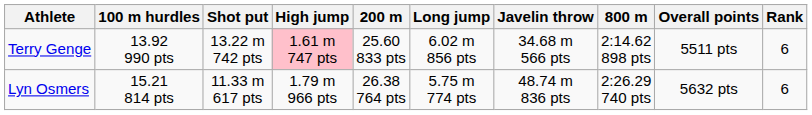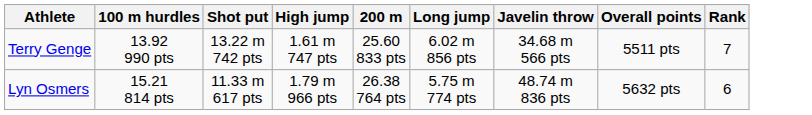- column: (626, 17)
(312, 49) pink background -> (312, 49) no background
(785, 49) 6 -> (727, 49) 7
